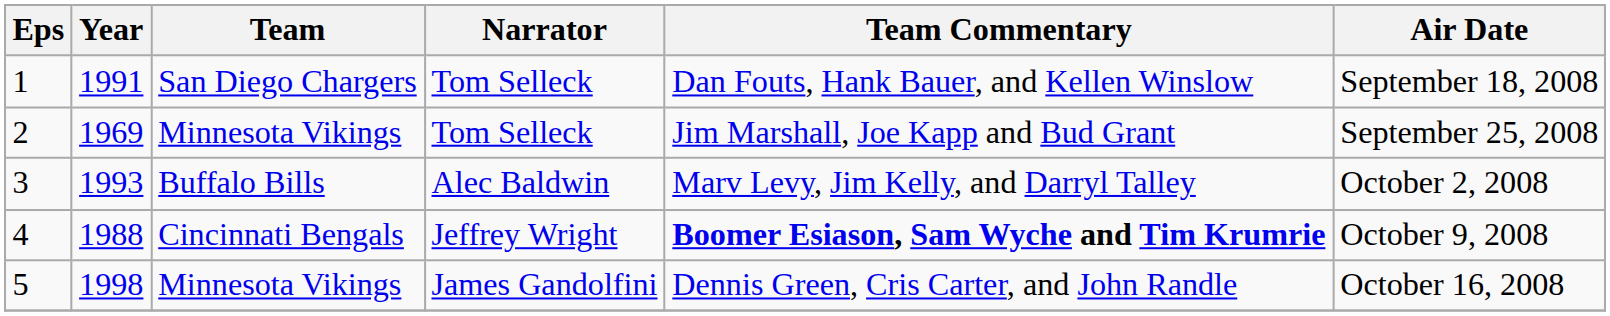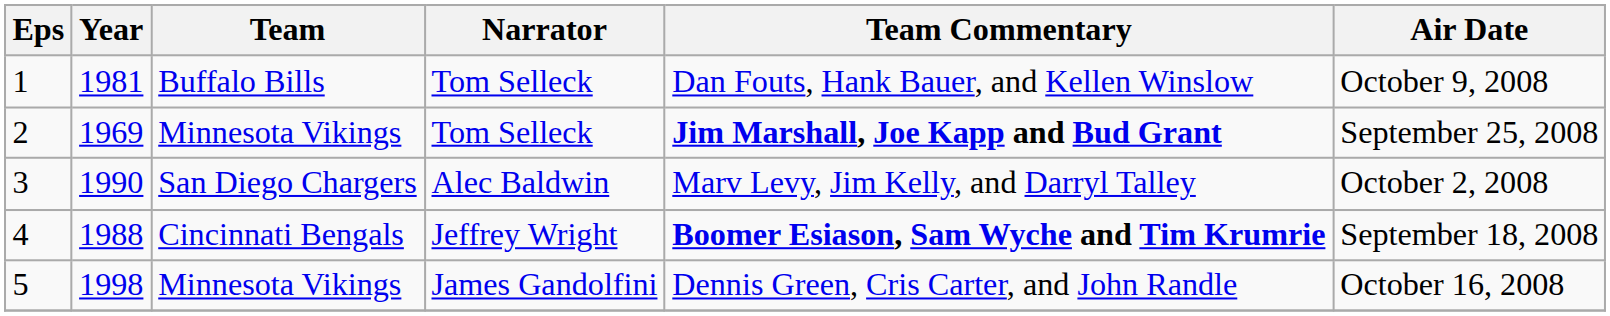(111, 81) 1991 -> (111, 81) 1981
(287, 81) San Diego Chargers -> (241, 81) Buffalo Bills
(1469, 81) September 18, 2008 -> (1444, 81) October 9, 2008
(924, 132) normal -> (947, 132) bold
(111, 183) 1993 -> (111, 183) 1990
(241, 183) Buffalo Bills -> (287, 183) San Diego Chargers
(1444, 234) October 9, 2008 -> (1469, 234) September 18, 2008
